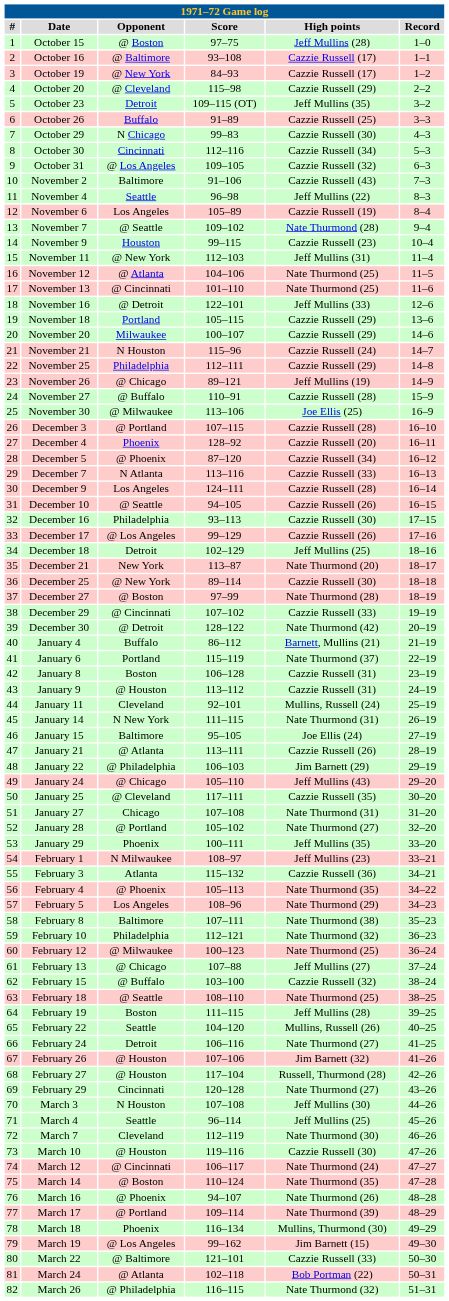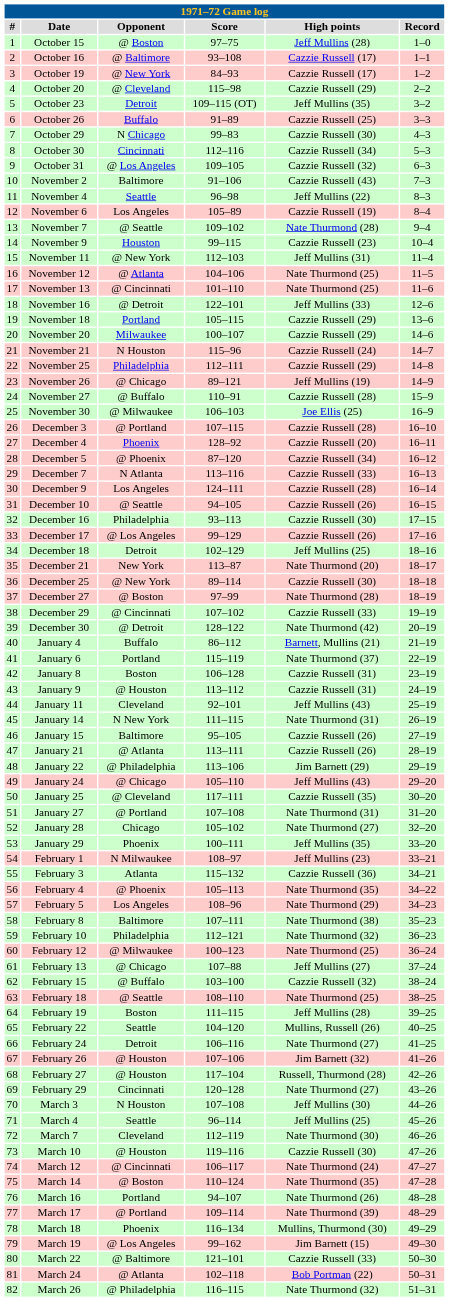(225, 411) 113–106 -> (225, 411) 106–103
(332, 704) Mullins, Russell (24) -> (332, 704) Jeff Mullins (43)
(332, 735) Joe Ellis (24) -> (332, 735) Cazzie Russell (26)
(225, 766) 106–103 -> (225, 766) 113–106
(141, 812) Chicago -> (141, 812) @ Portland
(141, 827) @ Portland -> (141, 827) Chicago
(141, 1197) @ Phoenix -> (141, 1197) Portland
